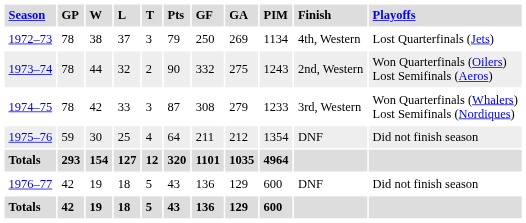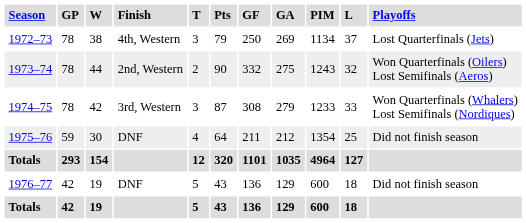columns swapped: (122, 15) <-> (315, 15)
